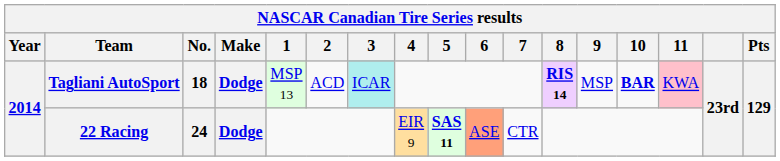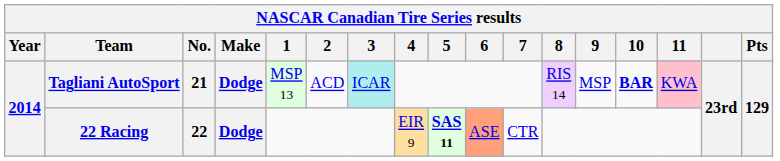(199, 84) 18 -> (199, 84) 21
(560, 84) bold -> (559, 83) normal
(199, 132) 24 -> (199, 132) 22
